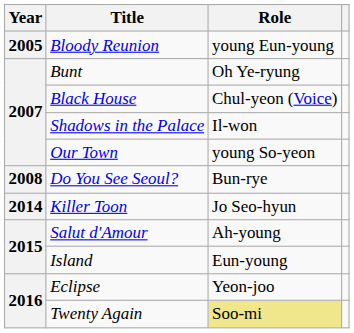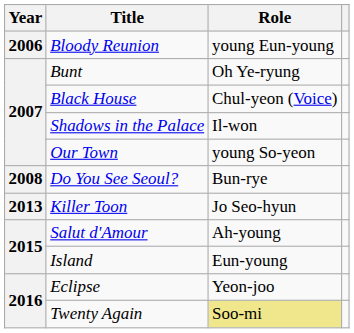(25, 44) 2005 -> (25, 44) 2006
(25, 206) 2014 -> (25, 206) 2013
